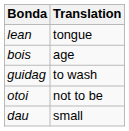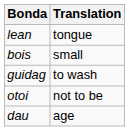(64, 55) age -> (68, 55) small
(68, 116) small -> (64, 116) age
